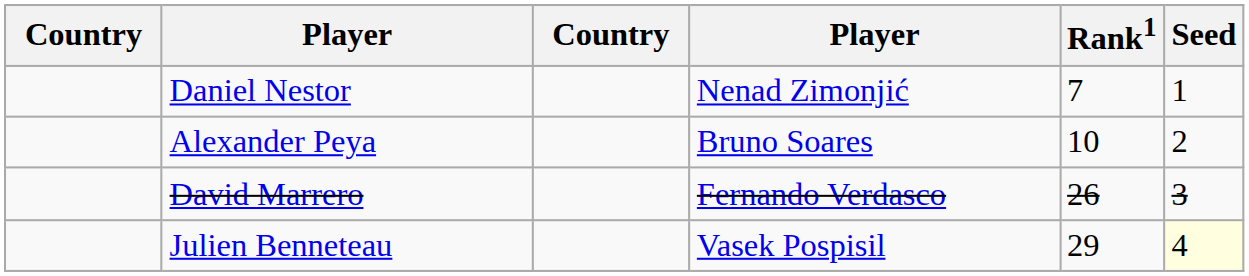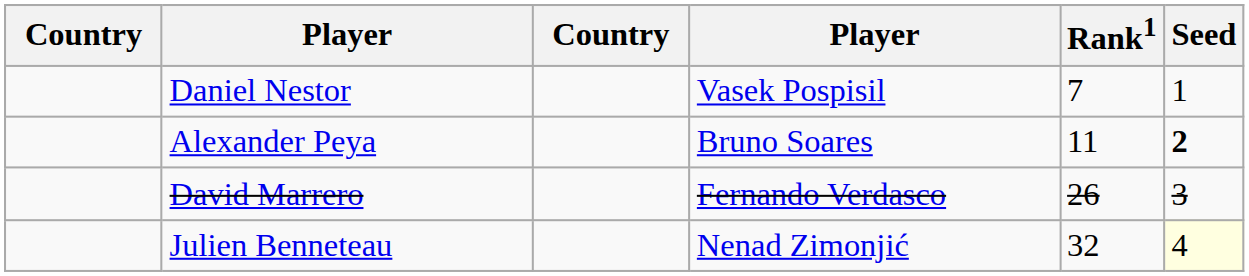(803, 90) Nenad Zimonjić -> (791, 90) Vasek Pospisil
(1083, 142) 10 -> (1083, 142) 11
(1180, 142) normal -> (1180, 142) bold
(791, 245) Vasek Pospisil -> (803, 245) Nenad Zimonjić
(1083, 245) 29 -> (1083, 245) 32
